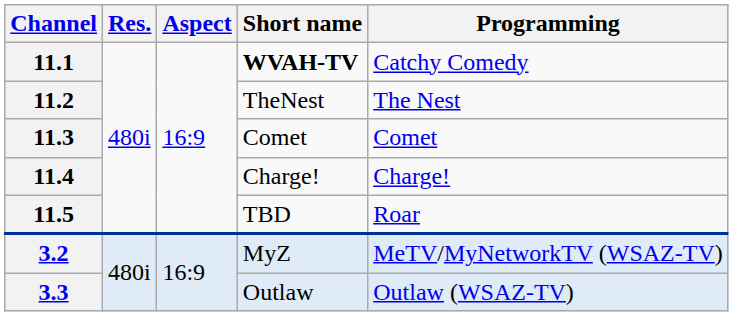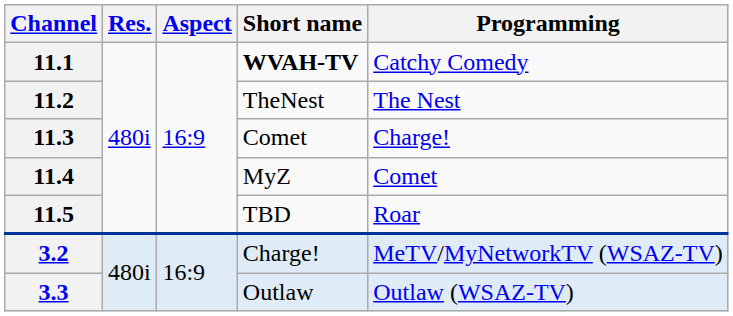(405, 137) Comet -> (412, 137) Charge!
(281, 175) Charge! -> (267, 175) MyZ
(412, 175) Charge! -> (405, 175) Comet
(267, 253) MyZ -> (281, 253) Charge!
